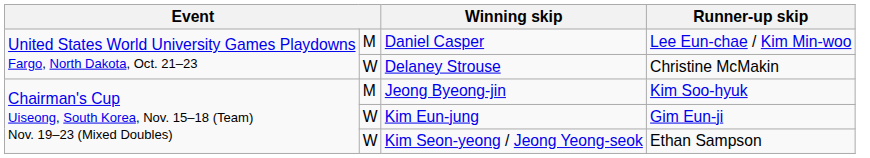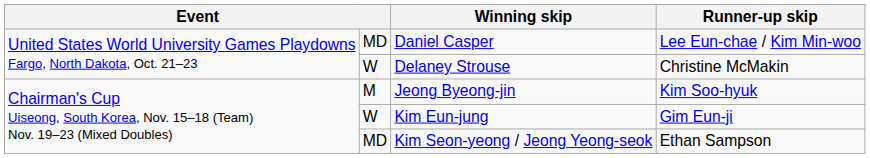(369, 41) M -> (375, 41) MD
(370, 141) W -> (375, 141) MD
